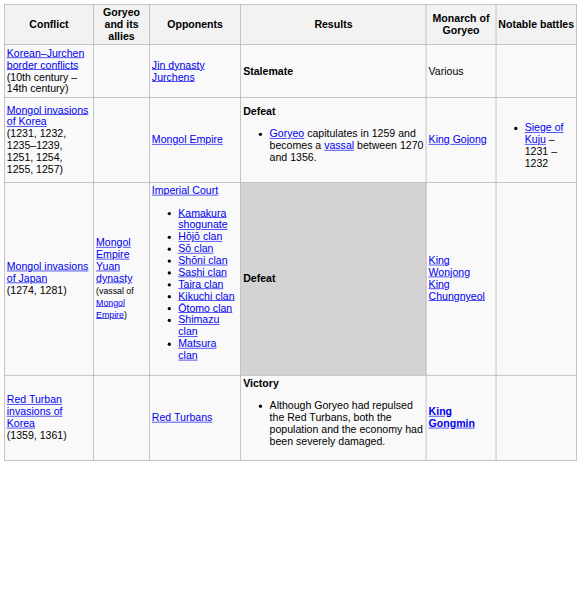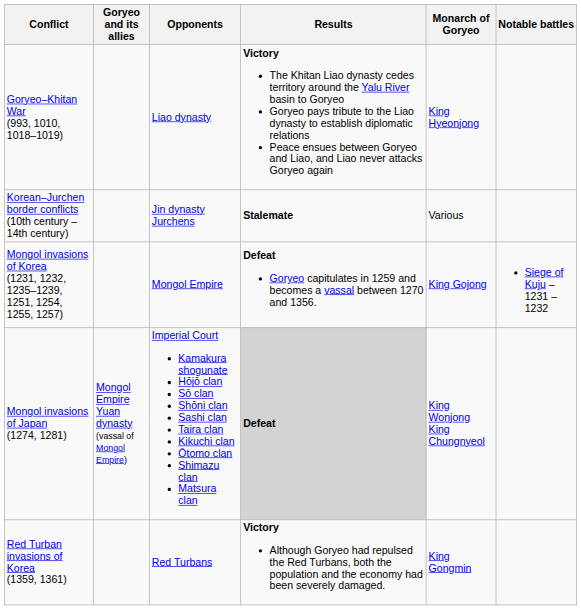+ row: (42, 117)
(452, 417) bold -> (450, 562) normal
